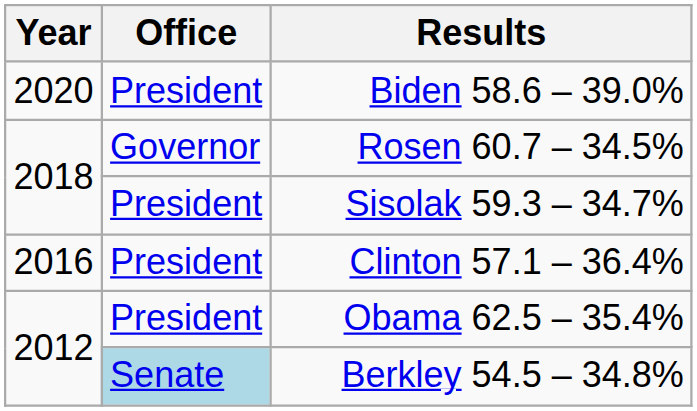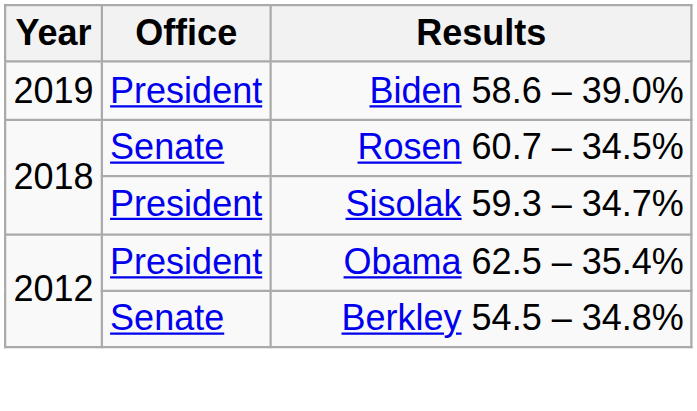(53, 90) 2020 -> (53, 90) 2019
(185, 147) Governor -> (167, 147) Senate
- row: (517, 261)
(167, 375) lightblue background -> (167, 318) no background
